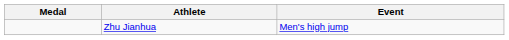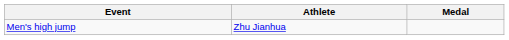columns swapped: (53, 12) <-> (391, 12)
